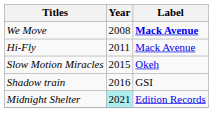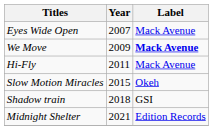+ row: (42, 30)
(119, 30) 2008 -> (119, 47) 2009
(119, 82) 2016 -> (119, 99) 2018
(119, 99) paleturquoise background -> (119, 116) no background
